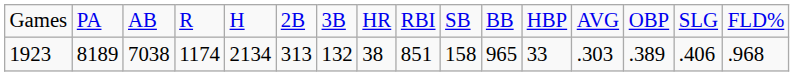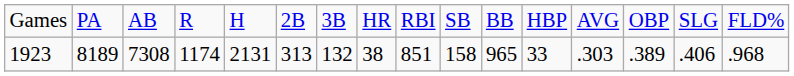(149, 53) 7038 -> (149, 53) 7308
(250, 53) 2134 -> (250, 53) 2131
